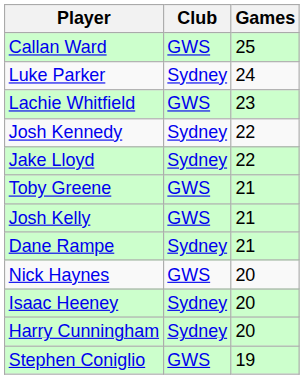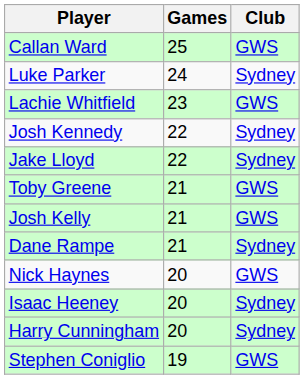columns swapped: (197, 18) <-> (265, 18)
